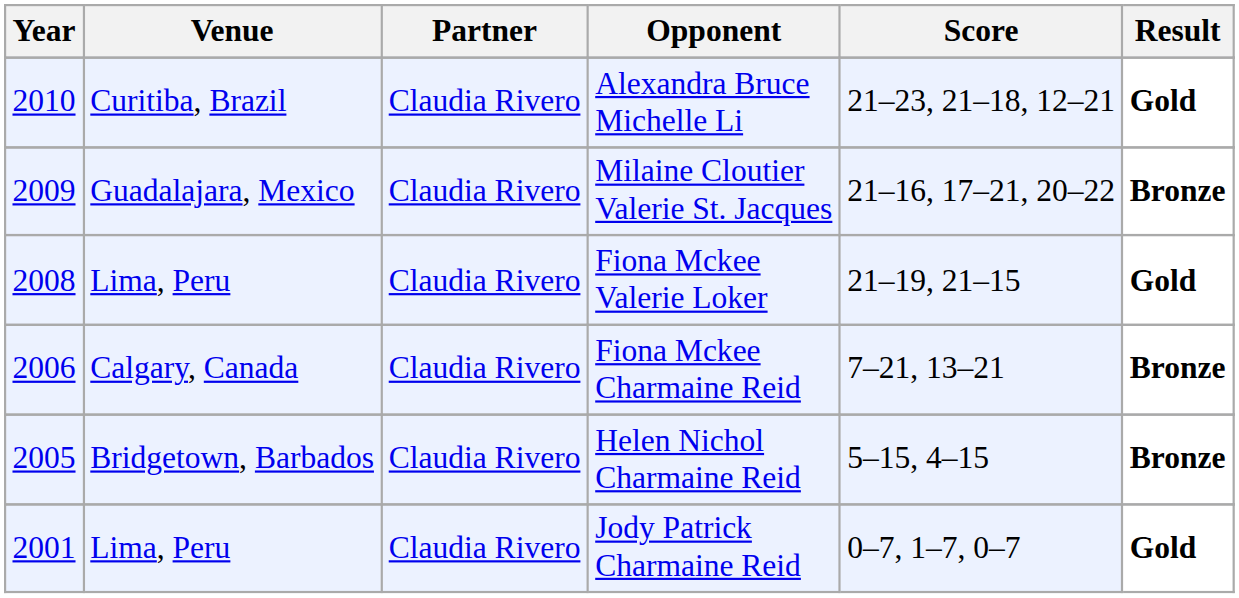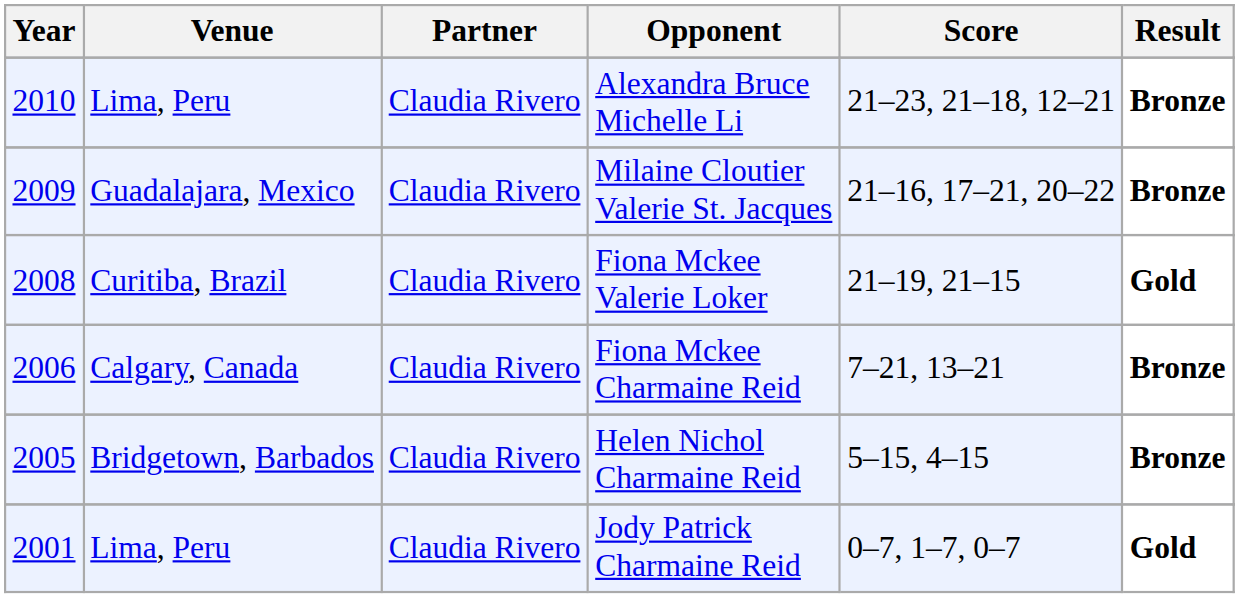(188, 101) Curitiba, Brazil -> (160, 101) Lima, Peru
(1163, 101) Gold -> (1178, 101) Bronze
(160, 280) Lima, Peru -> (188, 280) Curitiba, Brazil
